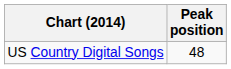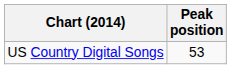(197, 52) 48 -> (197, 52) 53
